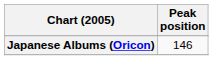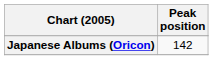(183, 45) 146 -> (183, 45) 142
